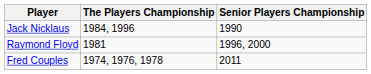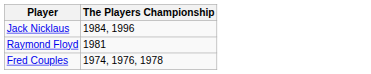- column: (292, 12)
